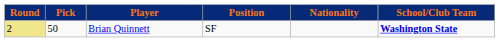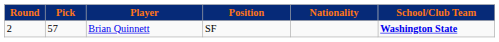(9, 28) khaki background -> (9, 28) no background
(53, 28) 50 -> (53, 28) 57
